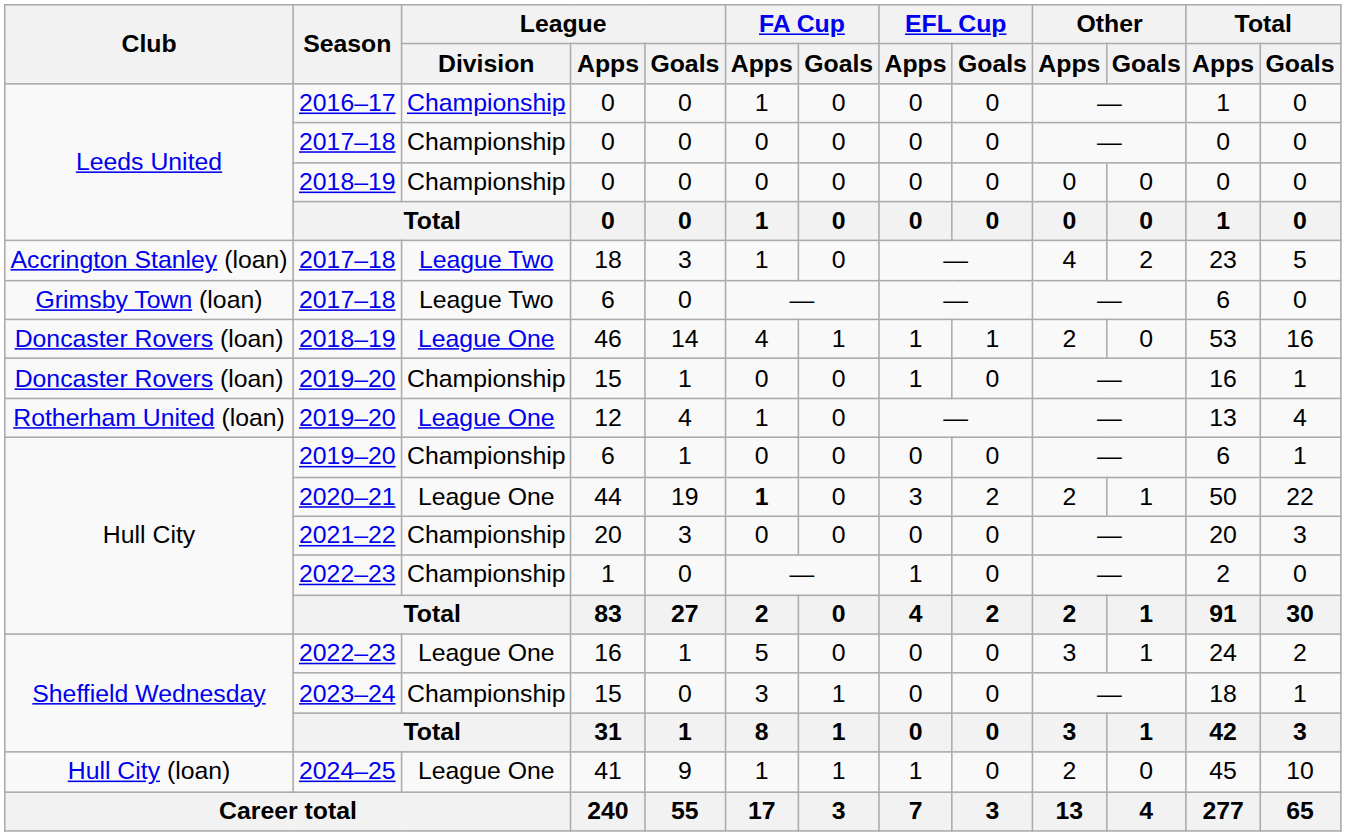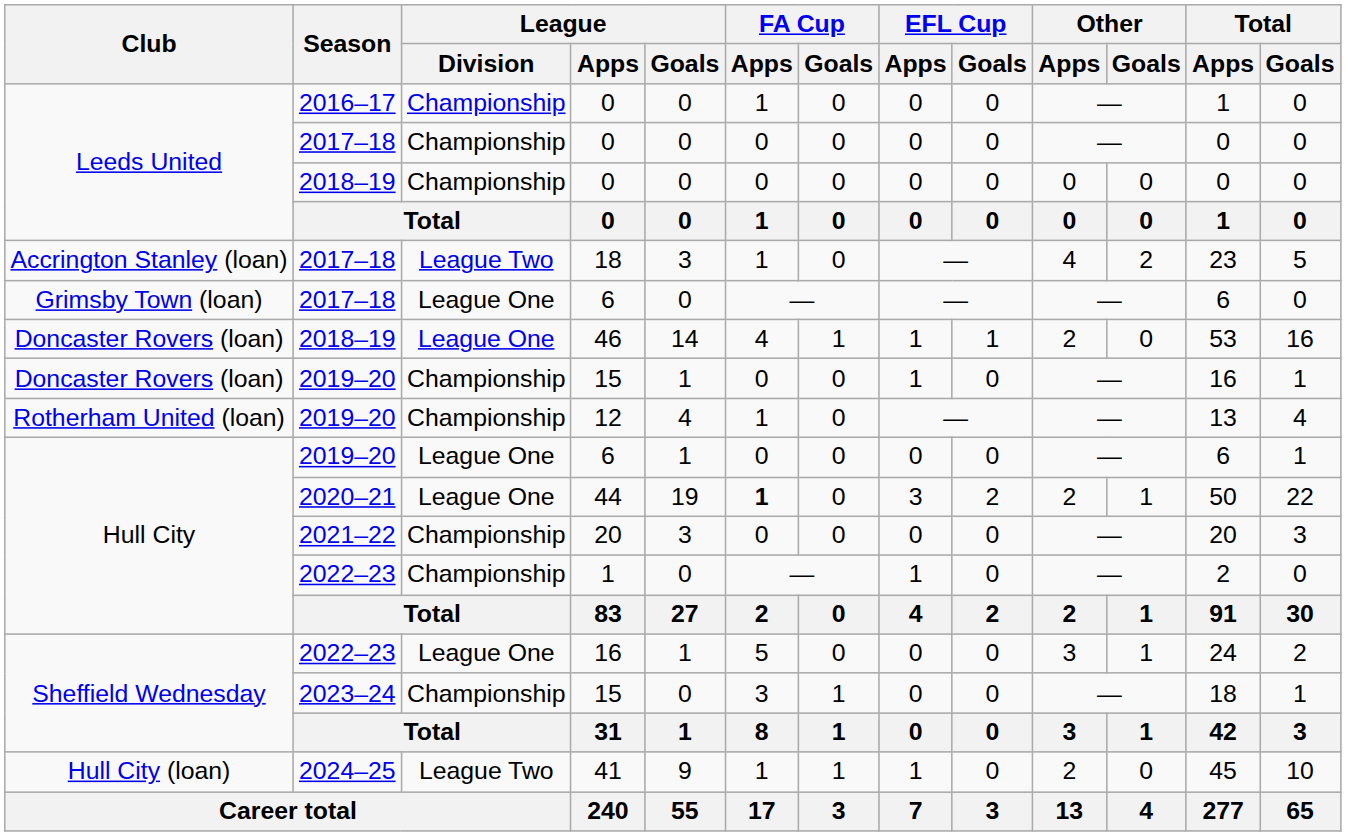(486, 299) League Two -> (486, 299) League One
(486, 417) League One -> (486, 417) Championship
(486, 456) Championship -> (486, 456) League One
(486, 771) League One -> (486, 771) League Two
